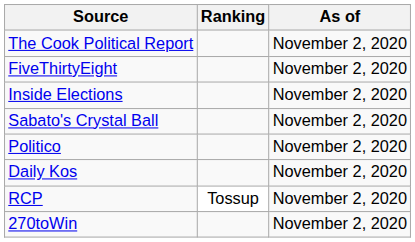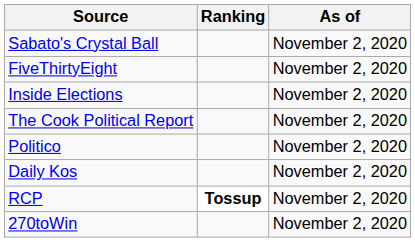rows swapped: (101, 43) <-> (83, 120)
(233, 198) normal -> (233, 198) bold
